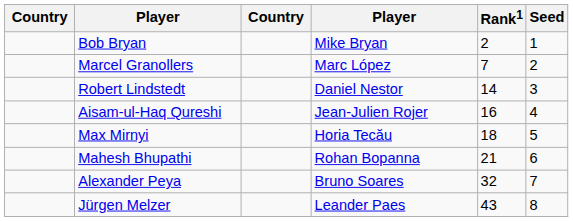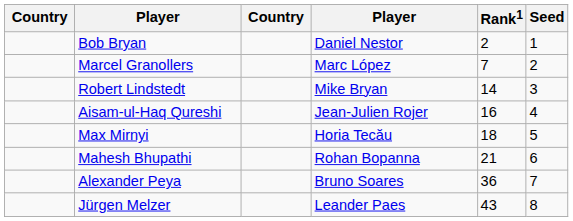(351, 43) Mike Bryan -> (359, 43) Daniel Nestor
(359, 89) Daniel Nestor -> (351, 89) Mike Bryan
(489, 181) 32 -> (489, 181) 36
